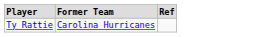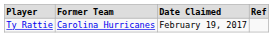+ column: (190, 11)
